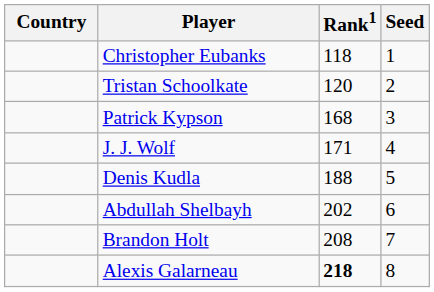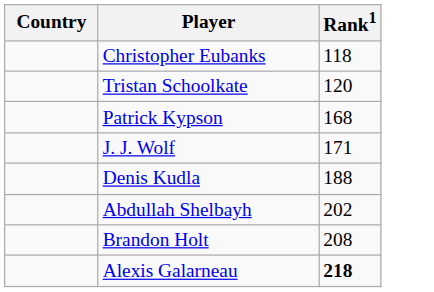- column: (405, 22)
